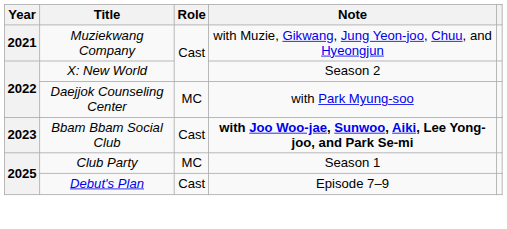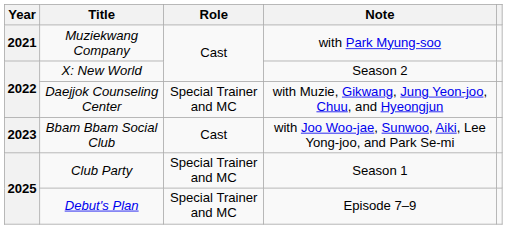(352, 43) with Muzie, Gikwang, Jung Yeon-joo, Chuu, and Hyeongjun -> (380, 43) with Park Myung-soo
(192, 99) MC -> (214, 99) Special Trainer and MC
(352, 99) with Park Myung-soo -> (380, 99) with Muzie, Gikwang, Jung Yeon-joo, Chuu, and Hyeongjun
(352, 135) bold -> (380, 135) normal
(192, 163) MC -> (214, 170) Special Trainer and MC
(192, 184) Cast -> (214, 206) Special Trainer and MC
